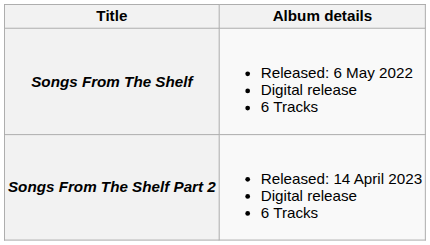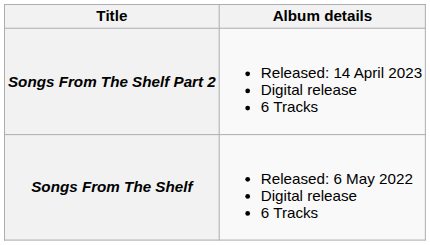rows swapped: (112, 81) <-> (112, 187)
